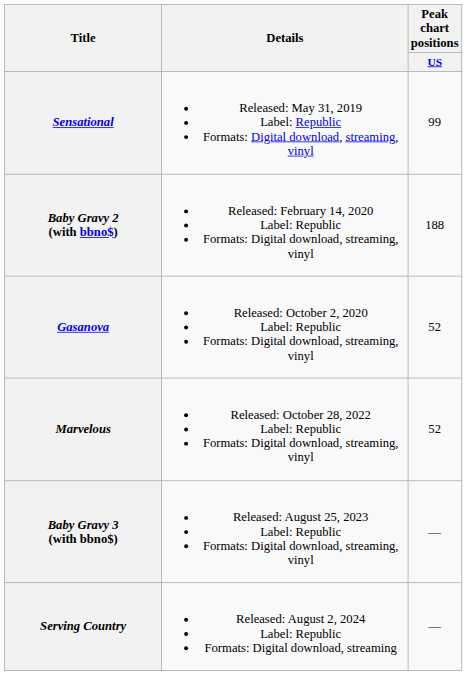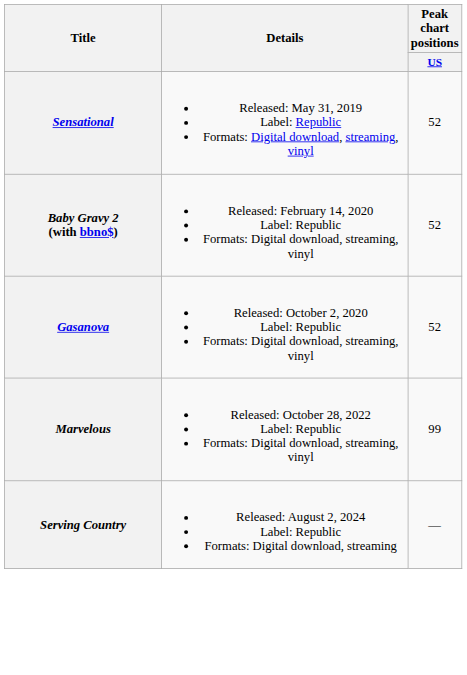(435, 122) 99 -> (435, 122) 52
(435, 225) 188 -> (435, 225) 52
(435, 429) 52 -> (435, 429) 99
- row: (83, 531)
